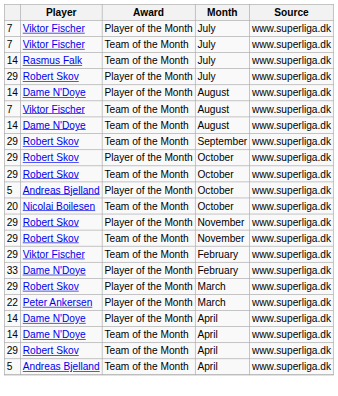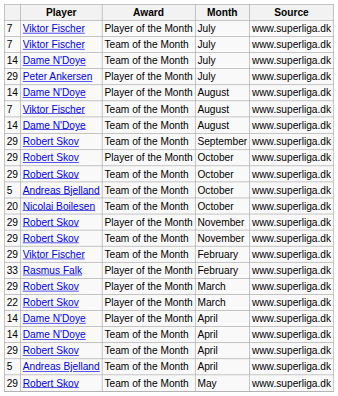(52, 61) Rasmus Falk -> (54, 61) Dame N'Doye
(51, 77) Robert Skov -> (58, 77) Peter Ankersen
(149, 190) Player of the Month -> (147, 190) Team of the Month
(54, 271) Dame N'Doye -> (52, 271) Rasmus Falk
(58, 303) Peter Ankersen -> (51, 303) Robert Skov
+ row: (12, 383)
